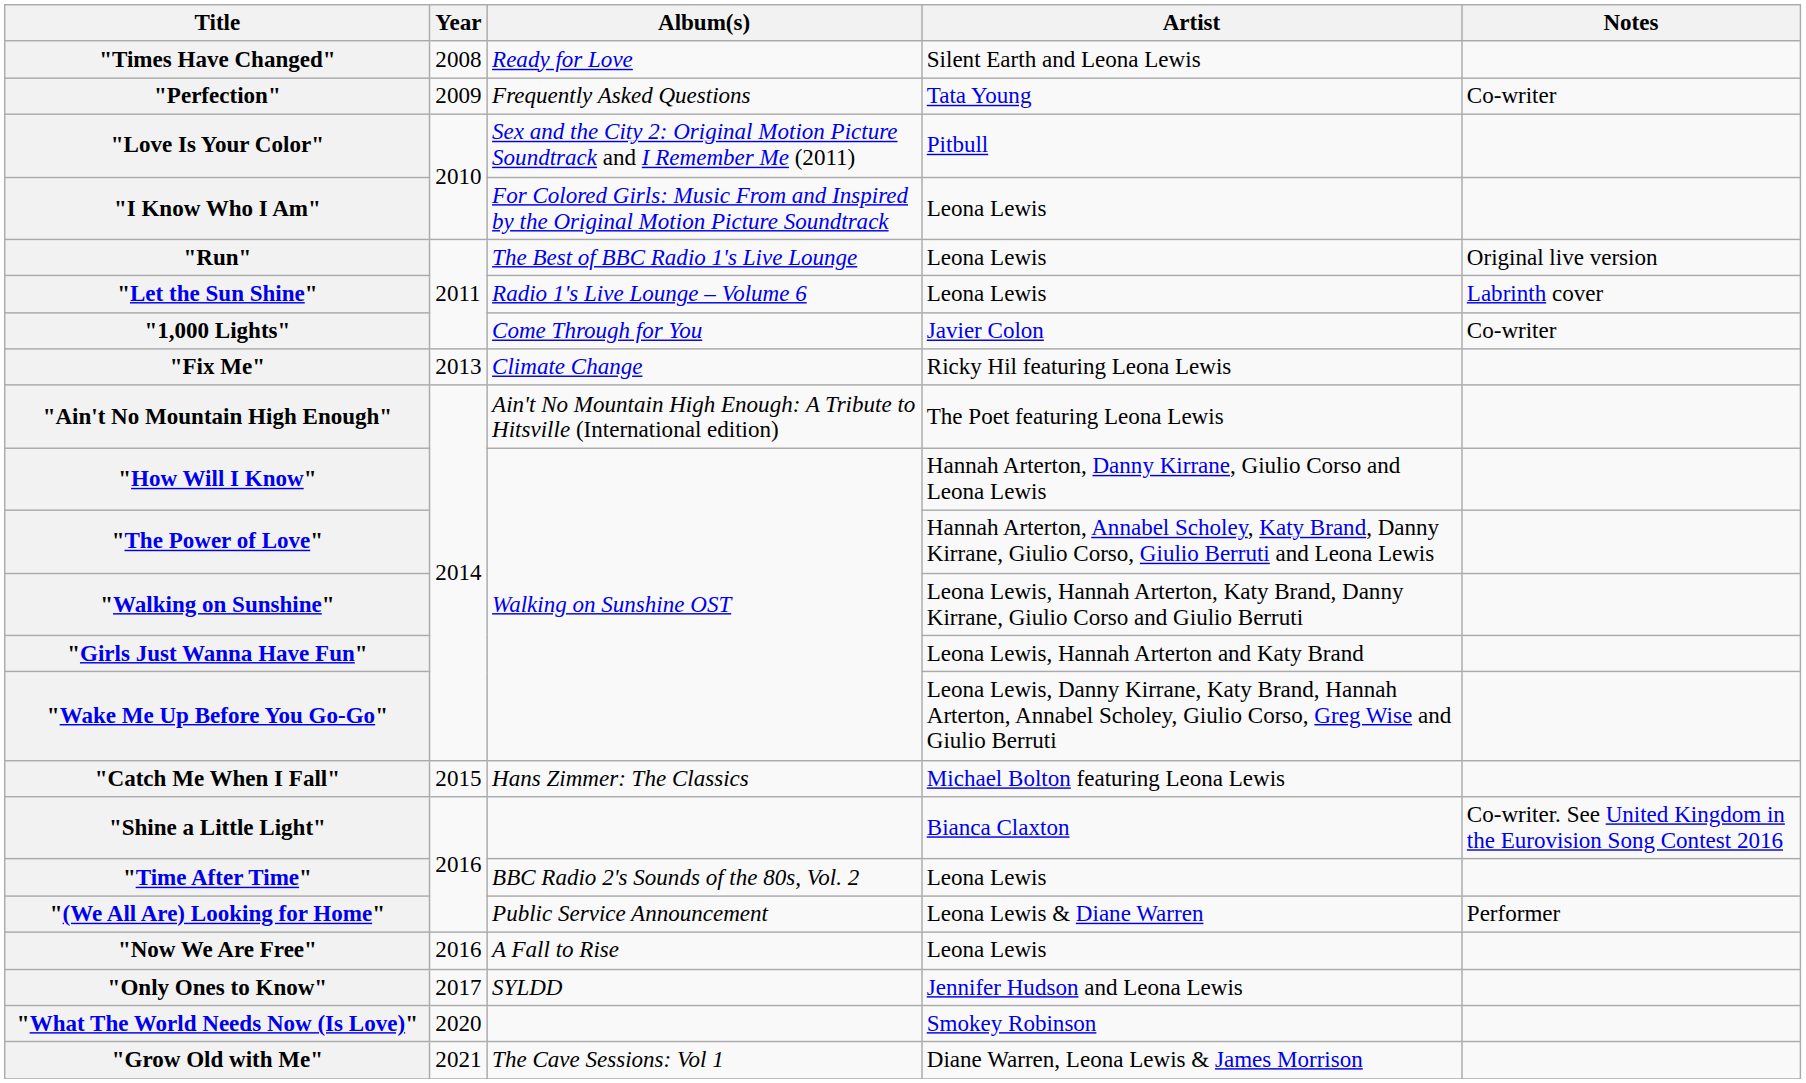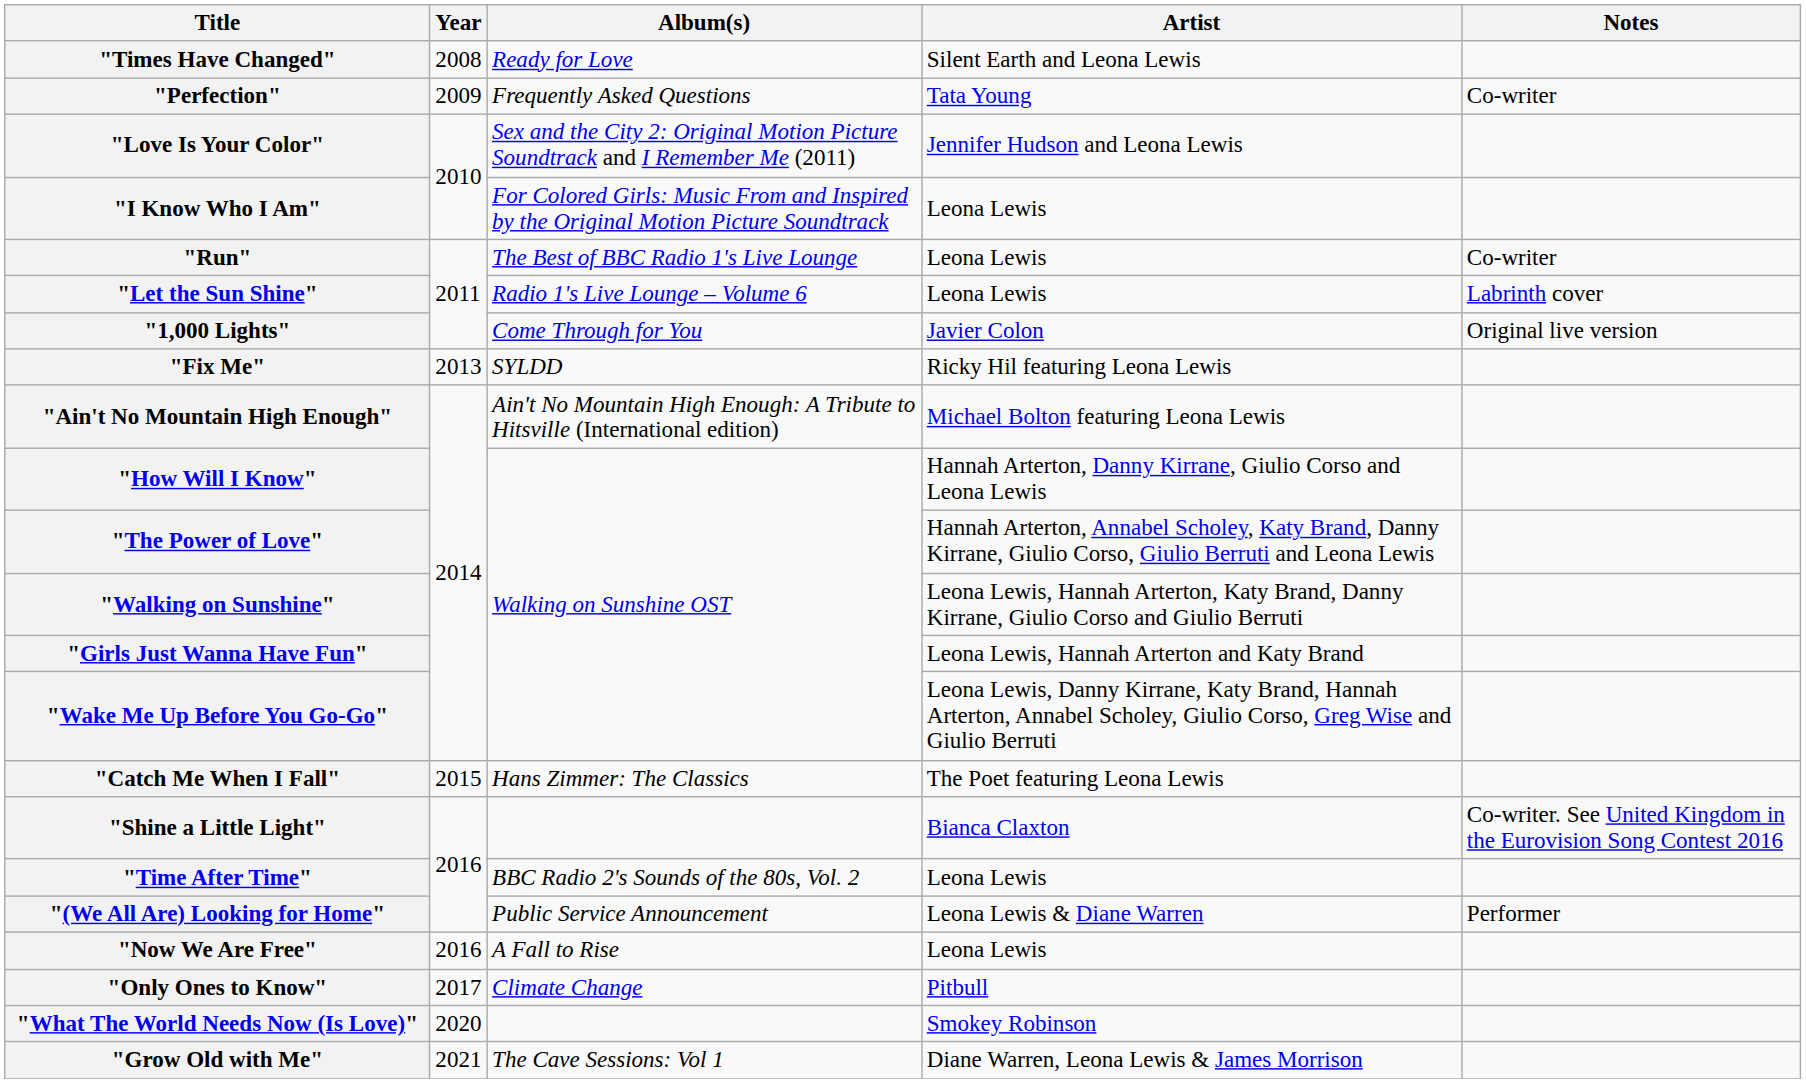(958, 145) Pitbull -> (1085, 145) Jennifer Hudson and Leona Lewis
(1562, 257) Original live version -> (1512, 257) Co-writer
(1512, 330) Co-writer -> (1562, 330) Original live version
(567, 366) Climate Change -> (527, 366) SYLDD
(1075, 416) The Poet featuring Leona Lewis -> (1106, 416) Michael Bolton featuring Leona Lewis
(1106, 778) Michael Bolton featuring Leona Lewis -> (1075, 778) The Poet featuring Leona Lewis
(527, 986) SYLDD -> (567, 986) Climate Change
(1085, 986) Jennifer Hudson and Leona Lewis -> (958, 986) Pitbull
